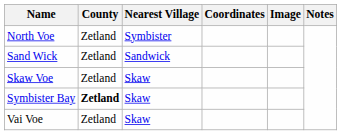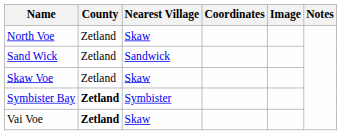(148, 35) Symbister -> (137, 35) Skaw
(137, 98) Skaw -> (148, 98) Symbister
(98, 119) normal -> (100, 119) bold
